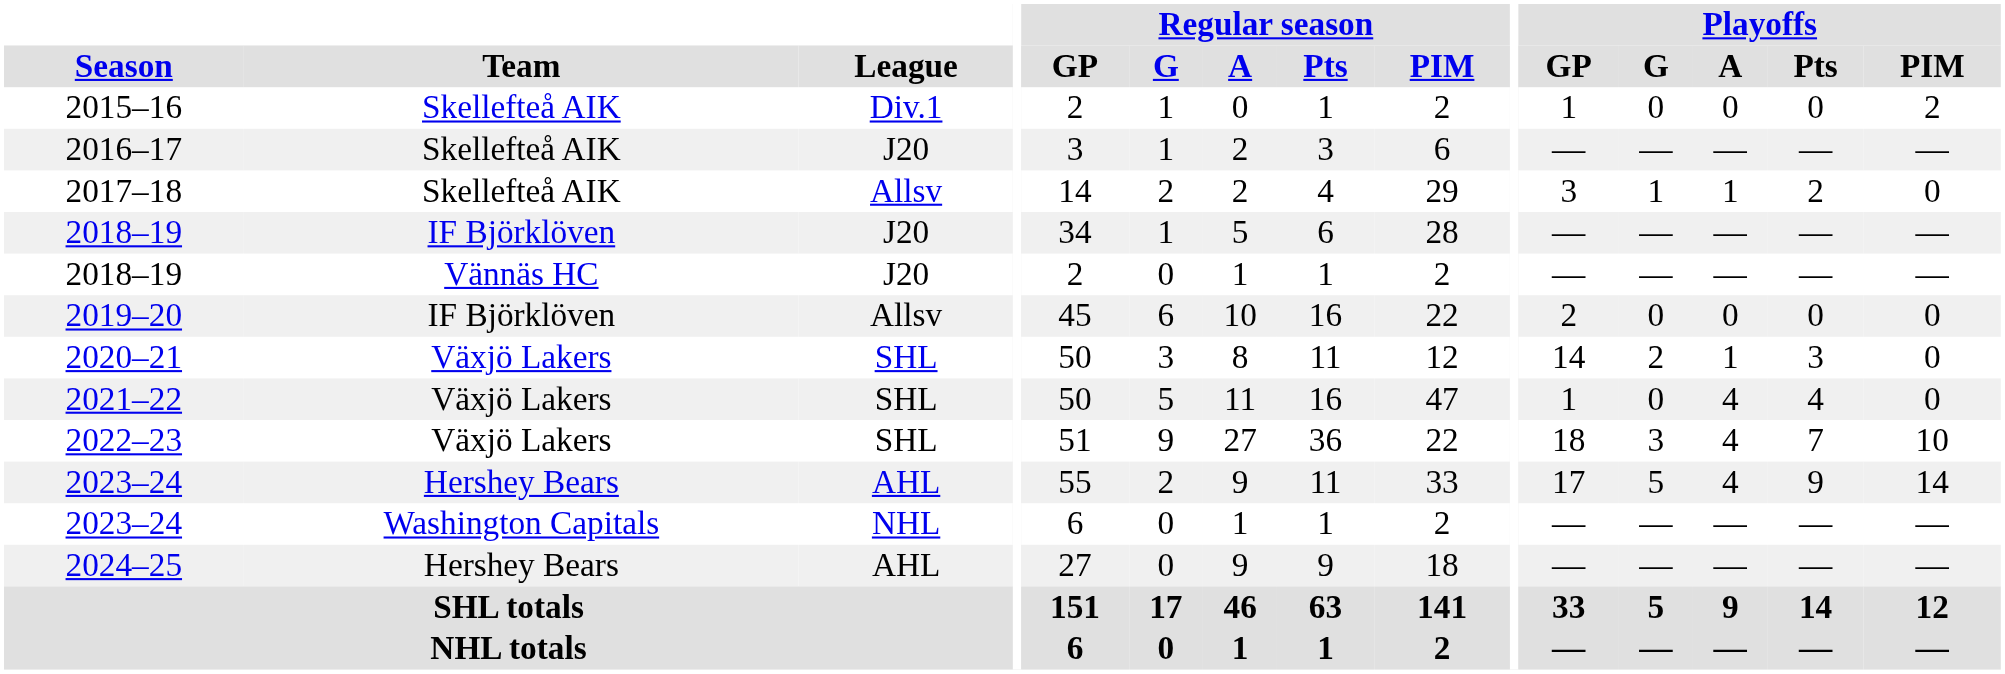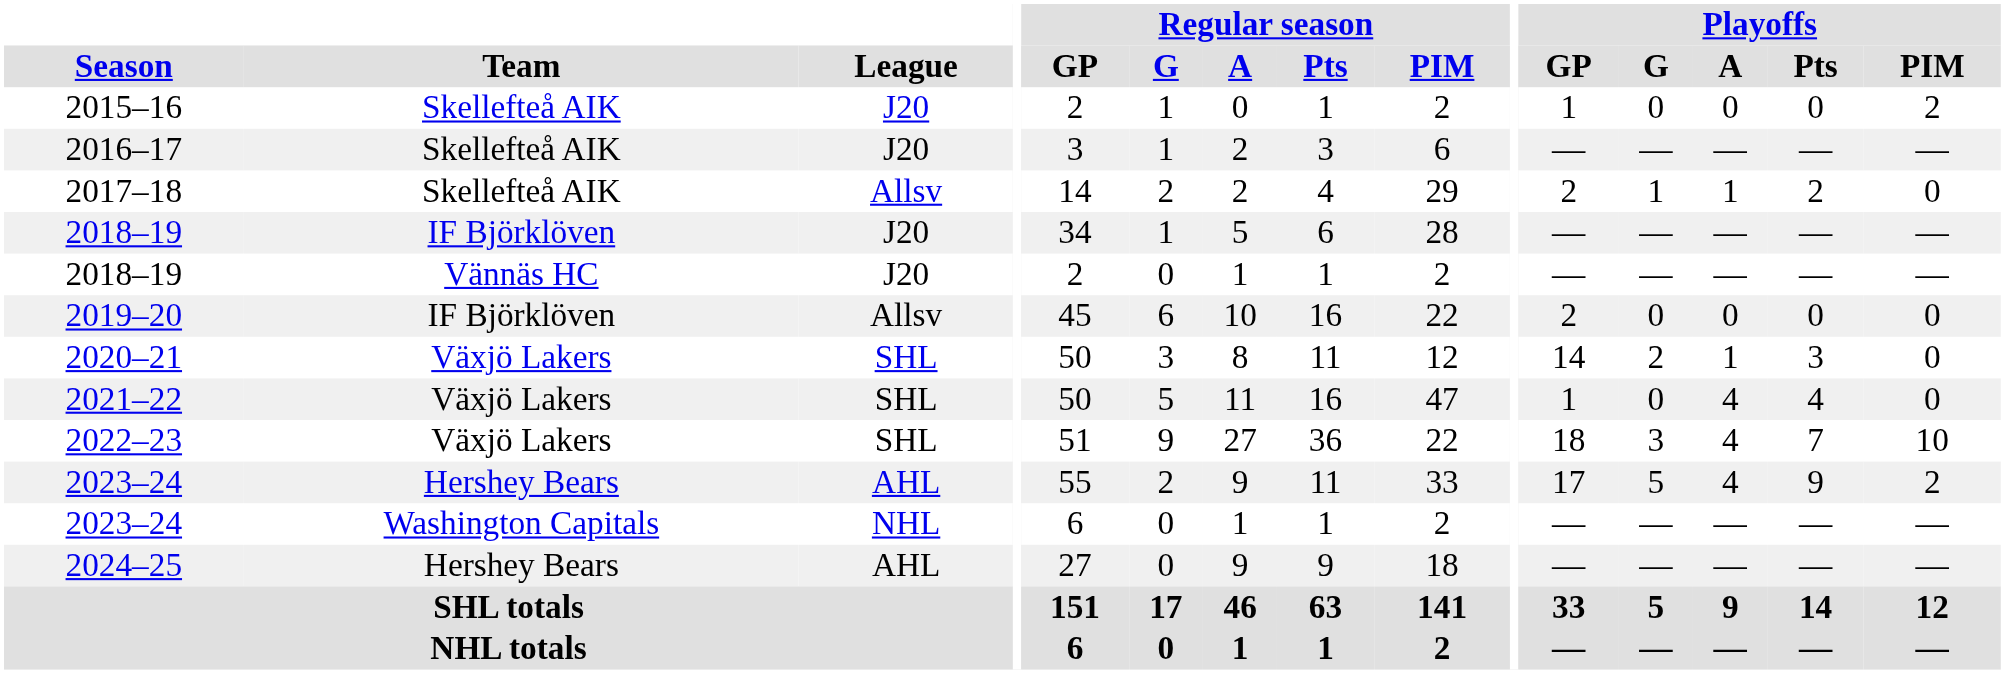(906, 107) Div.1 -> (906, 107) J20
(1569, 190) 3 -> (1569, 190) 2
(1932, 481) 14 -> (1932, 481) 2
